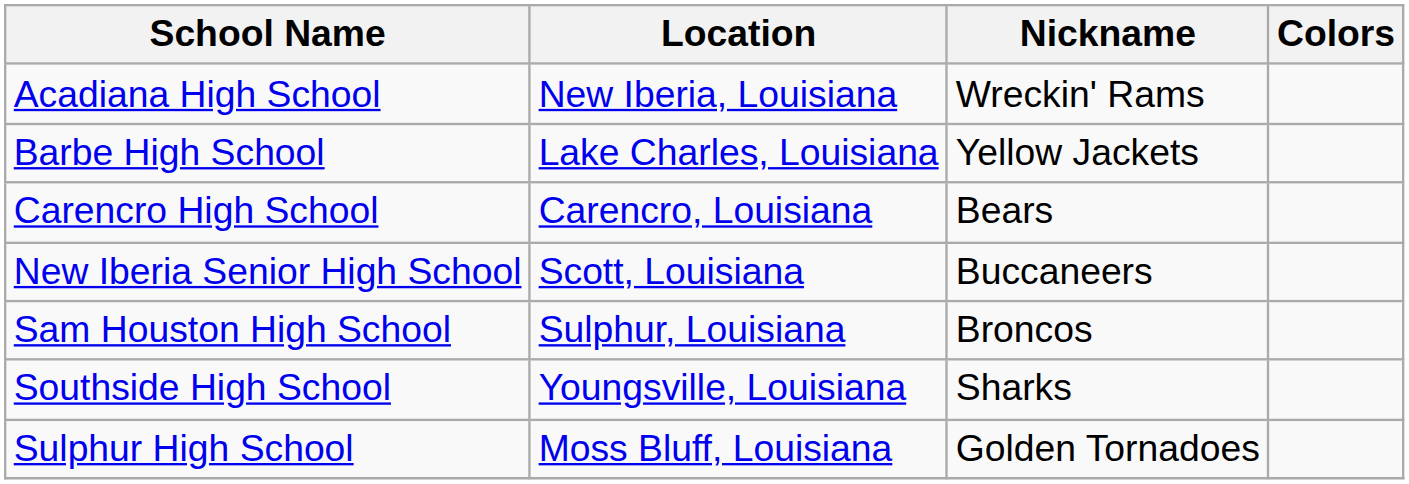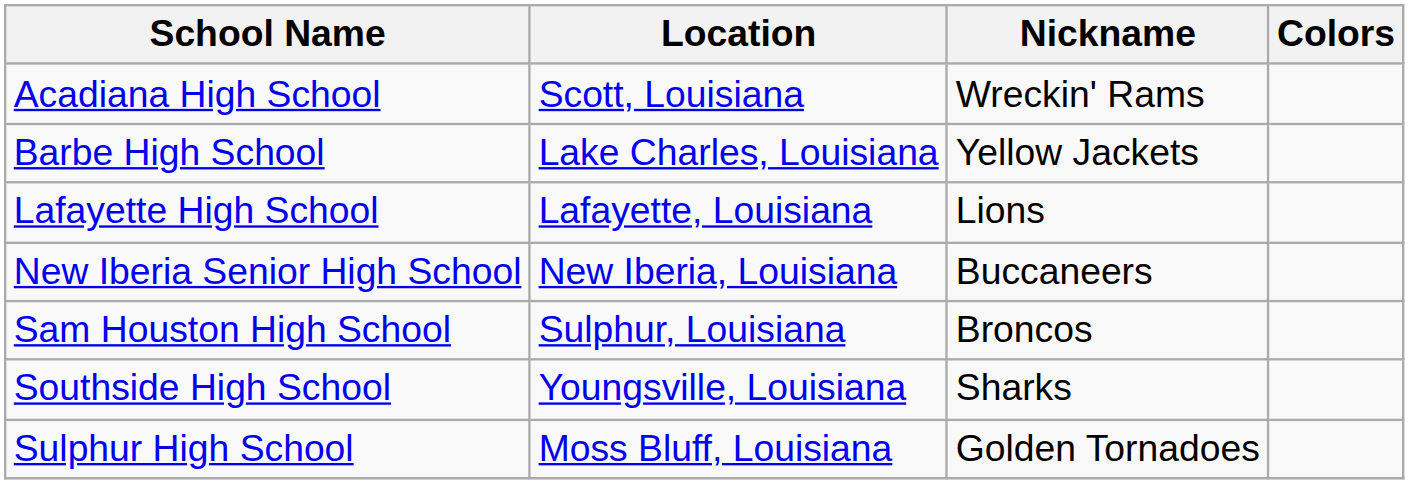(718, 93) New Iberia, Louisiana -> (671, 93) Scott, Louisiana
- row: (196, 211)
+ row: (196, 211)
(671, 270) Scott, Louisiana -> (718, 270) New Iberia, Louisiana
